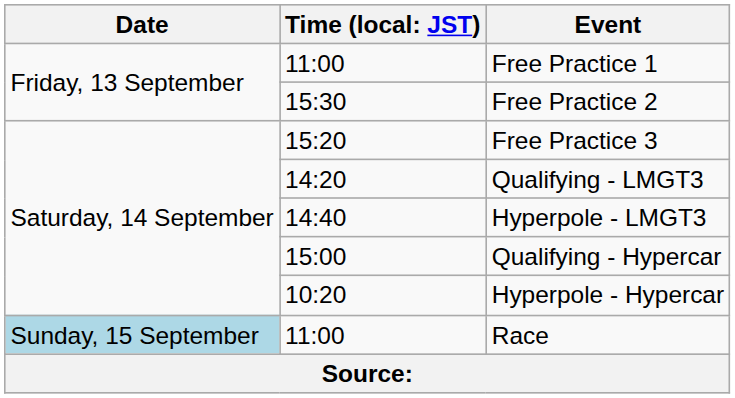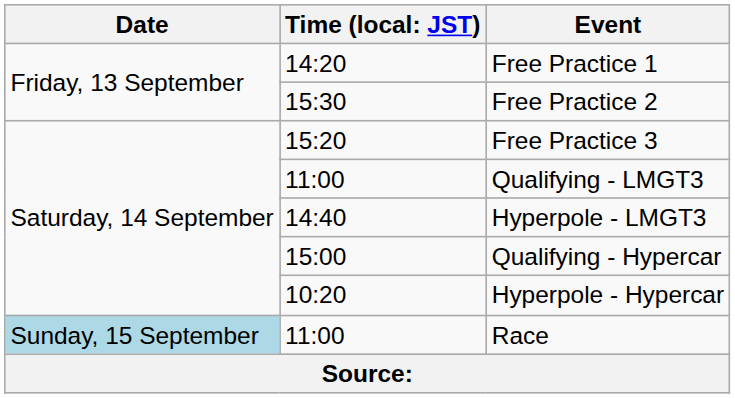(315, 63) 11:00 -> (316, 63) 14:20
(316, 179) 14:20 -> (315, 179) 11:00
